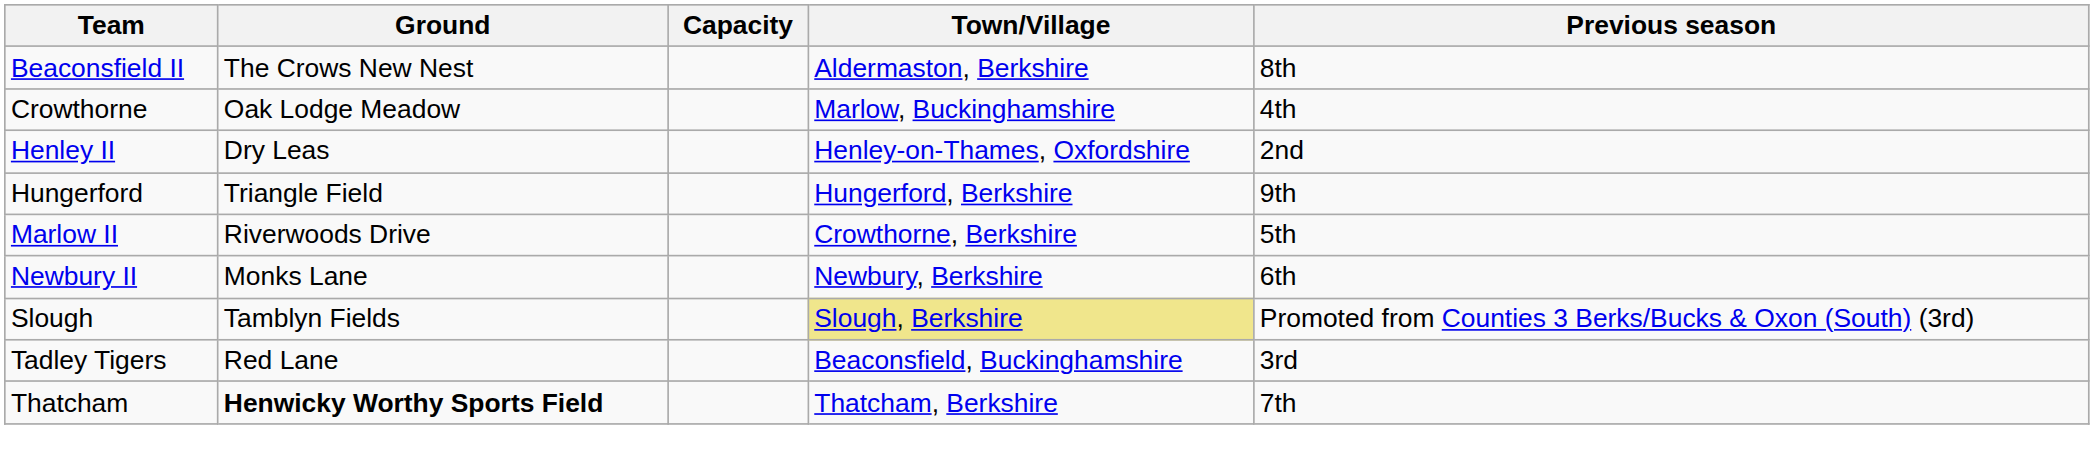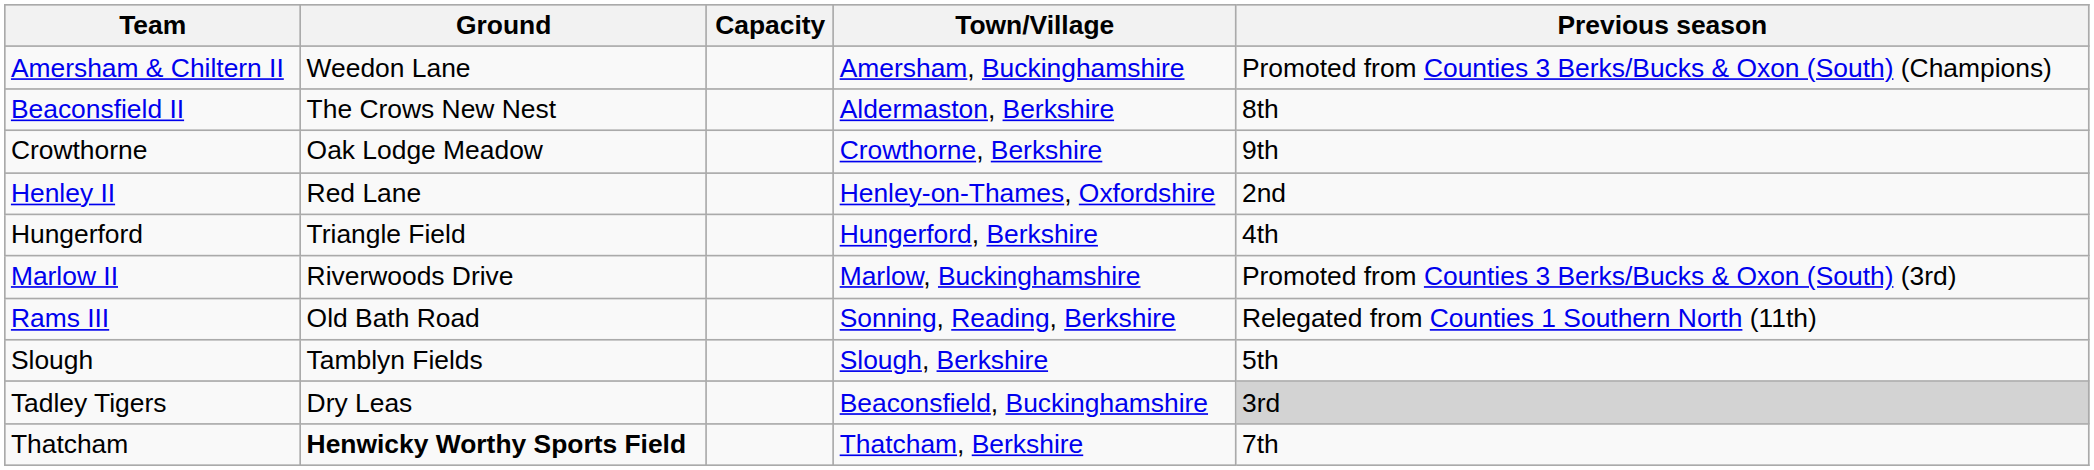+ row: (147, 67)
(965, 109) Marlow, Buckinghamshire -> (971, 151) Crowthorne, Berkshire
(1278, 109) 4th -> (1260, 151) 9th
(277, 151) Dry Leas -> (364, 192) Red Lane
(1278, 192) 9th -> (1260, 234) 4th
(946, 234) Crowthorne, Berkshire -> (990, 276) Marlow, Buckinghamshire
(1278, 234) 5th -> (1599, 276) Promoted from Counties 3 Berks/Bucks & Oxon (South) (3rd)
- row: (74, 276)
+ row: (60, 318)
(918, 318) khaki background -> (944, 360) no background
(1617, 318) Promoted from Counties 3 Berks/Bucks & Oxon (South) (3rd) -> (1260, 360) 5th
(281, 360) Red Lane -> (359, 402) Dry Leas
(1279, 360) no background -> (1261, 402) lightgrey background
